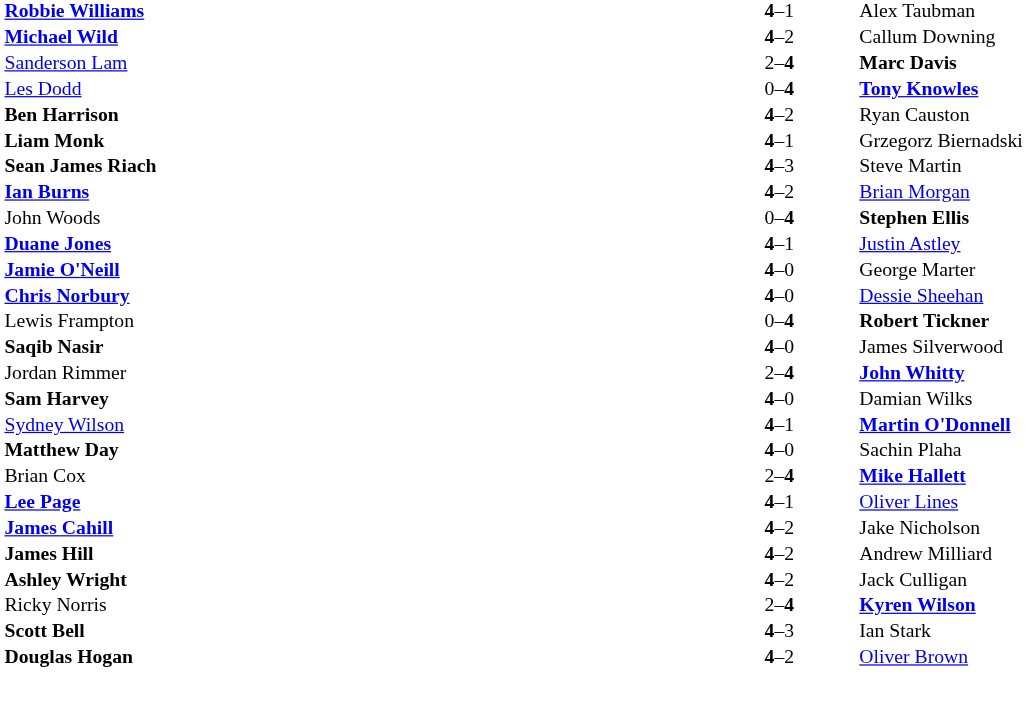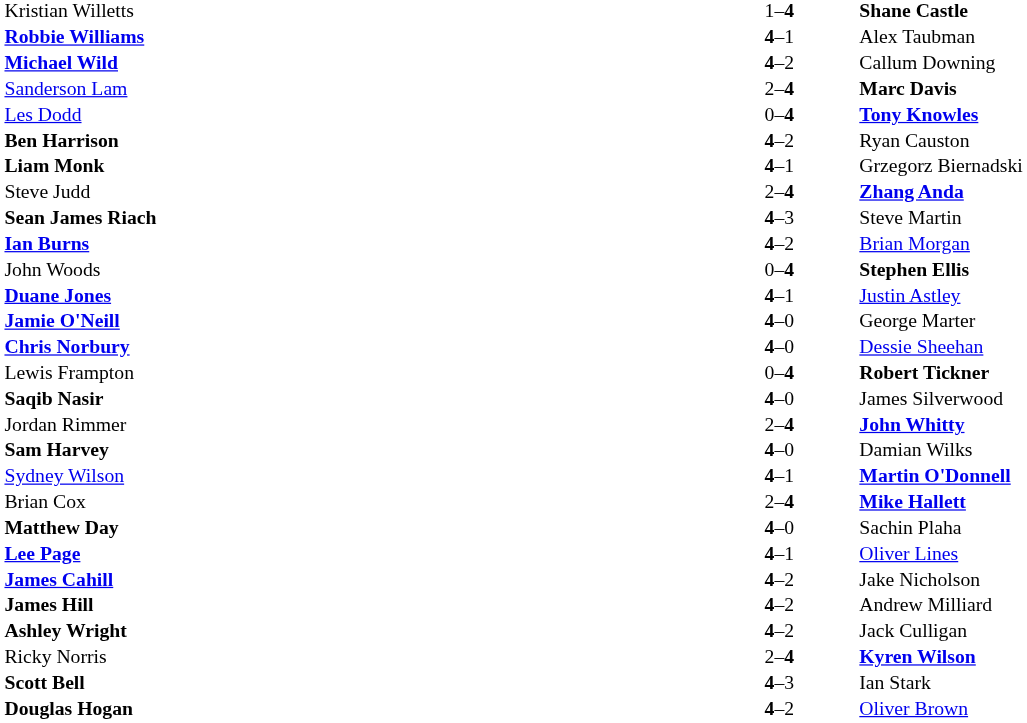+ row: (69, 11)
+ row: (47, 191)
rows swapped: (45, 476) <-> (62, 450)
